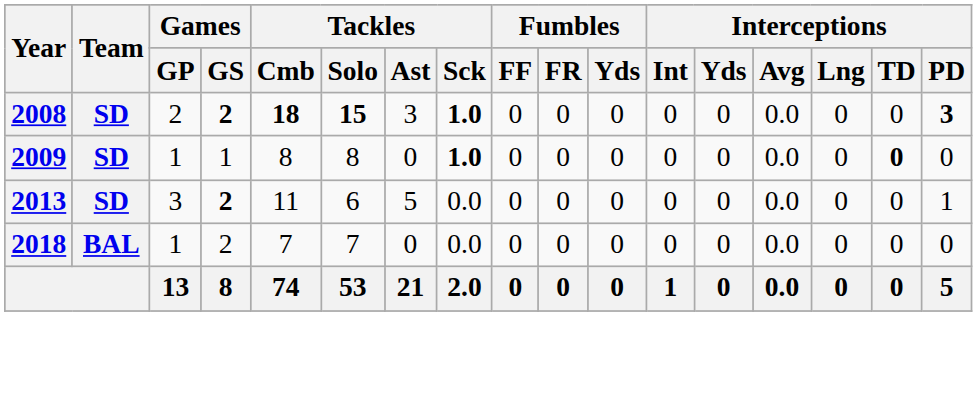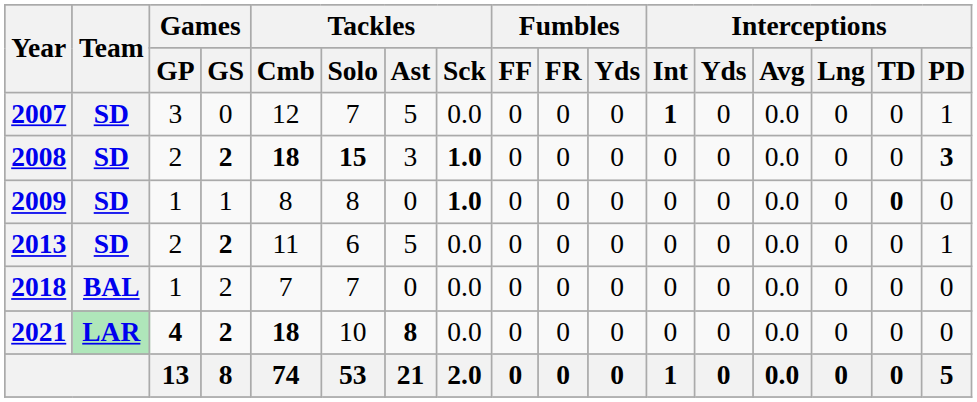+ row: (39, 113)
(175, 200) 3 -> (175, 244) 2
+ row: (39, 331)
